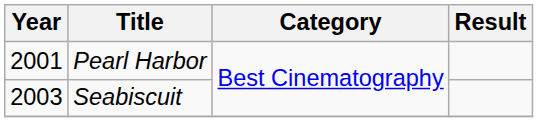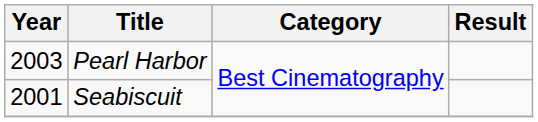(36, 60) 2001 -> (36, 60) 2003
(36, 97) 2003 -> (36, 97) 2001
